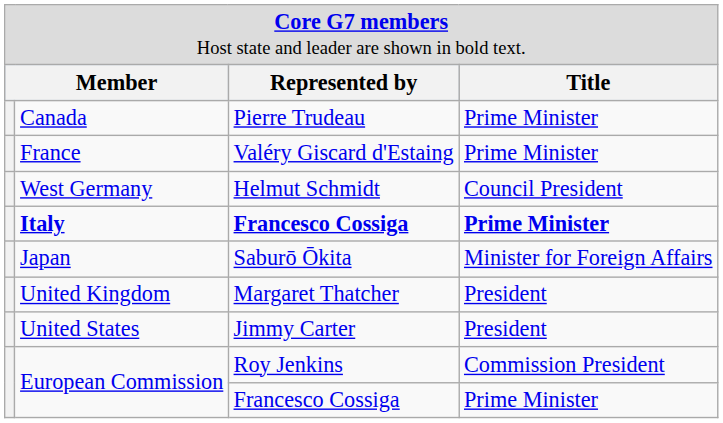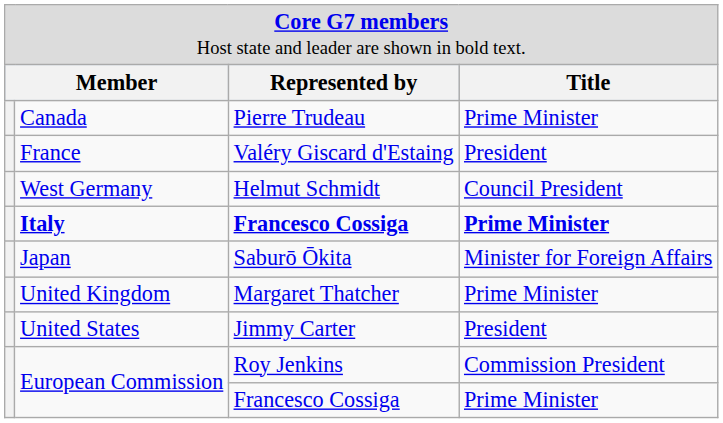(531, 152) Prime Minister -> (505, 152) President
(505, 294) President -> (531, 294) Prime Minister
